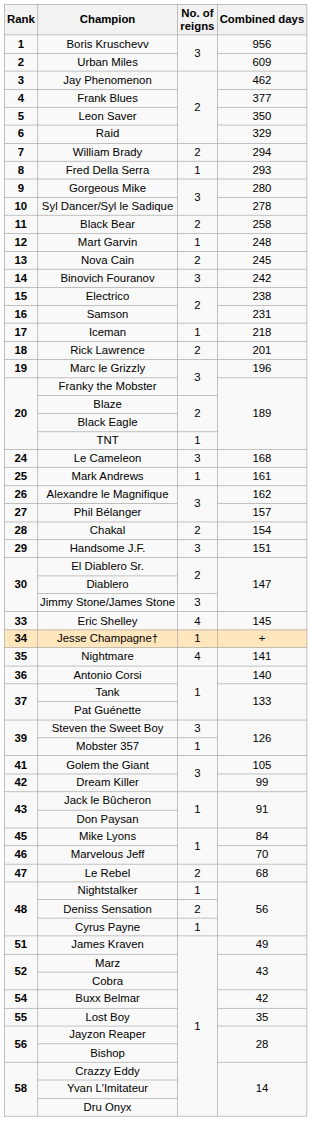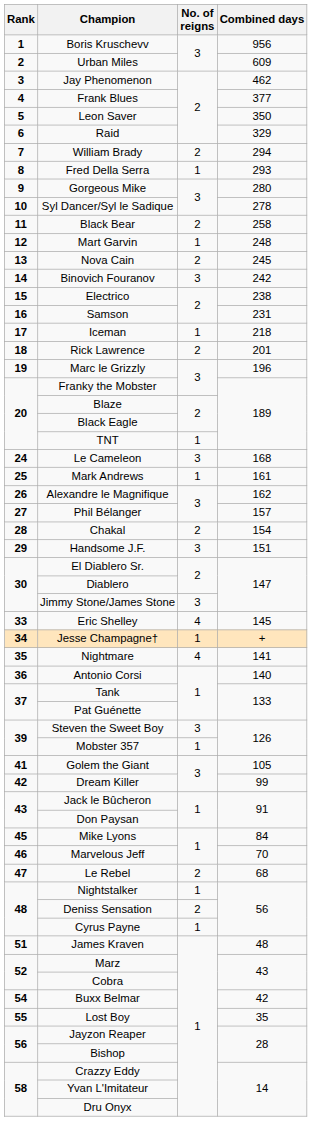(262, 945) 49 -> (262, 945) 48
